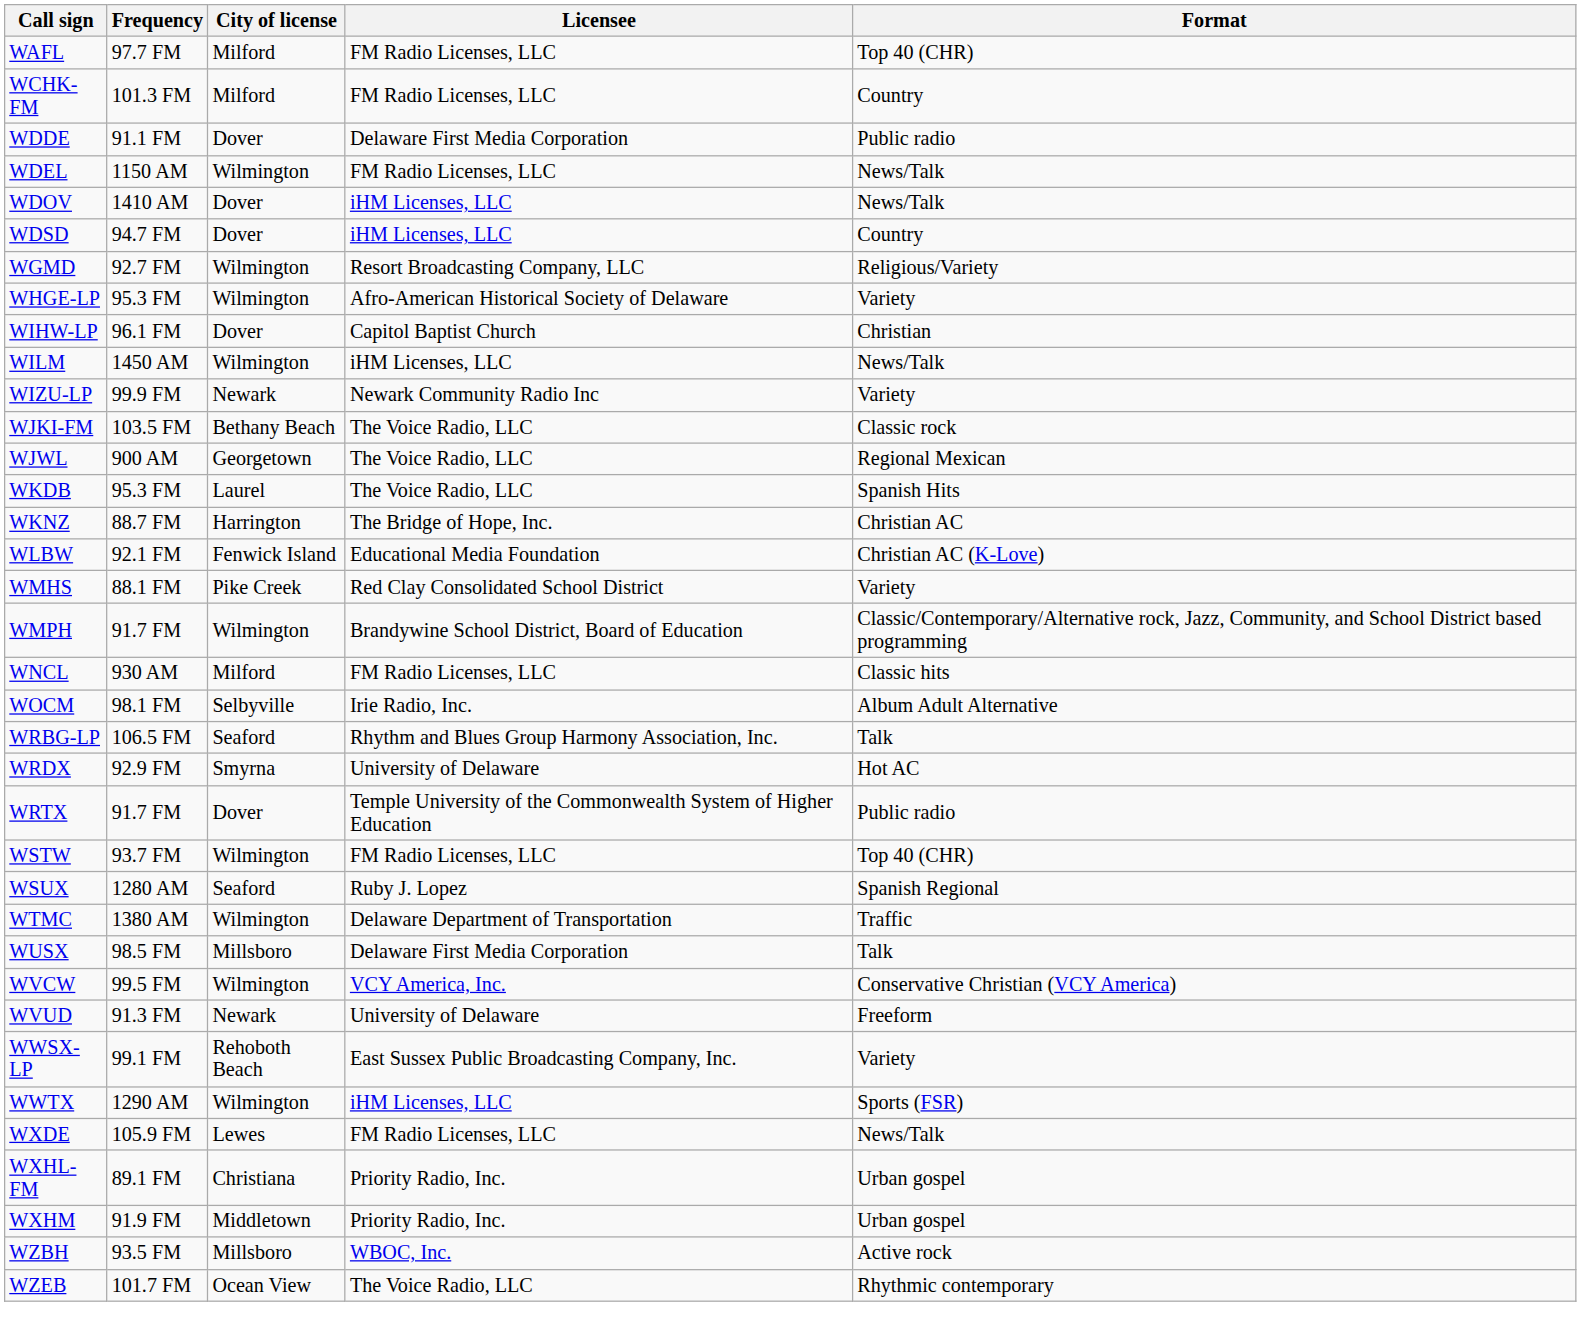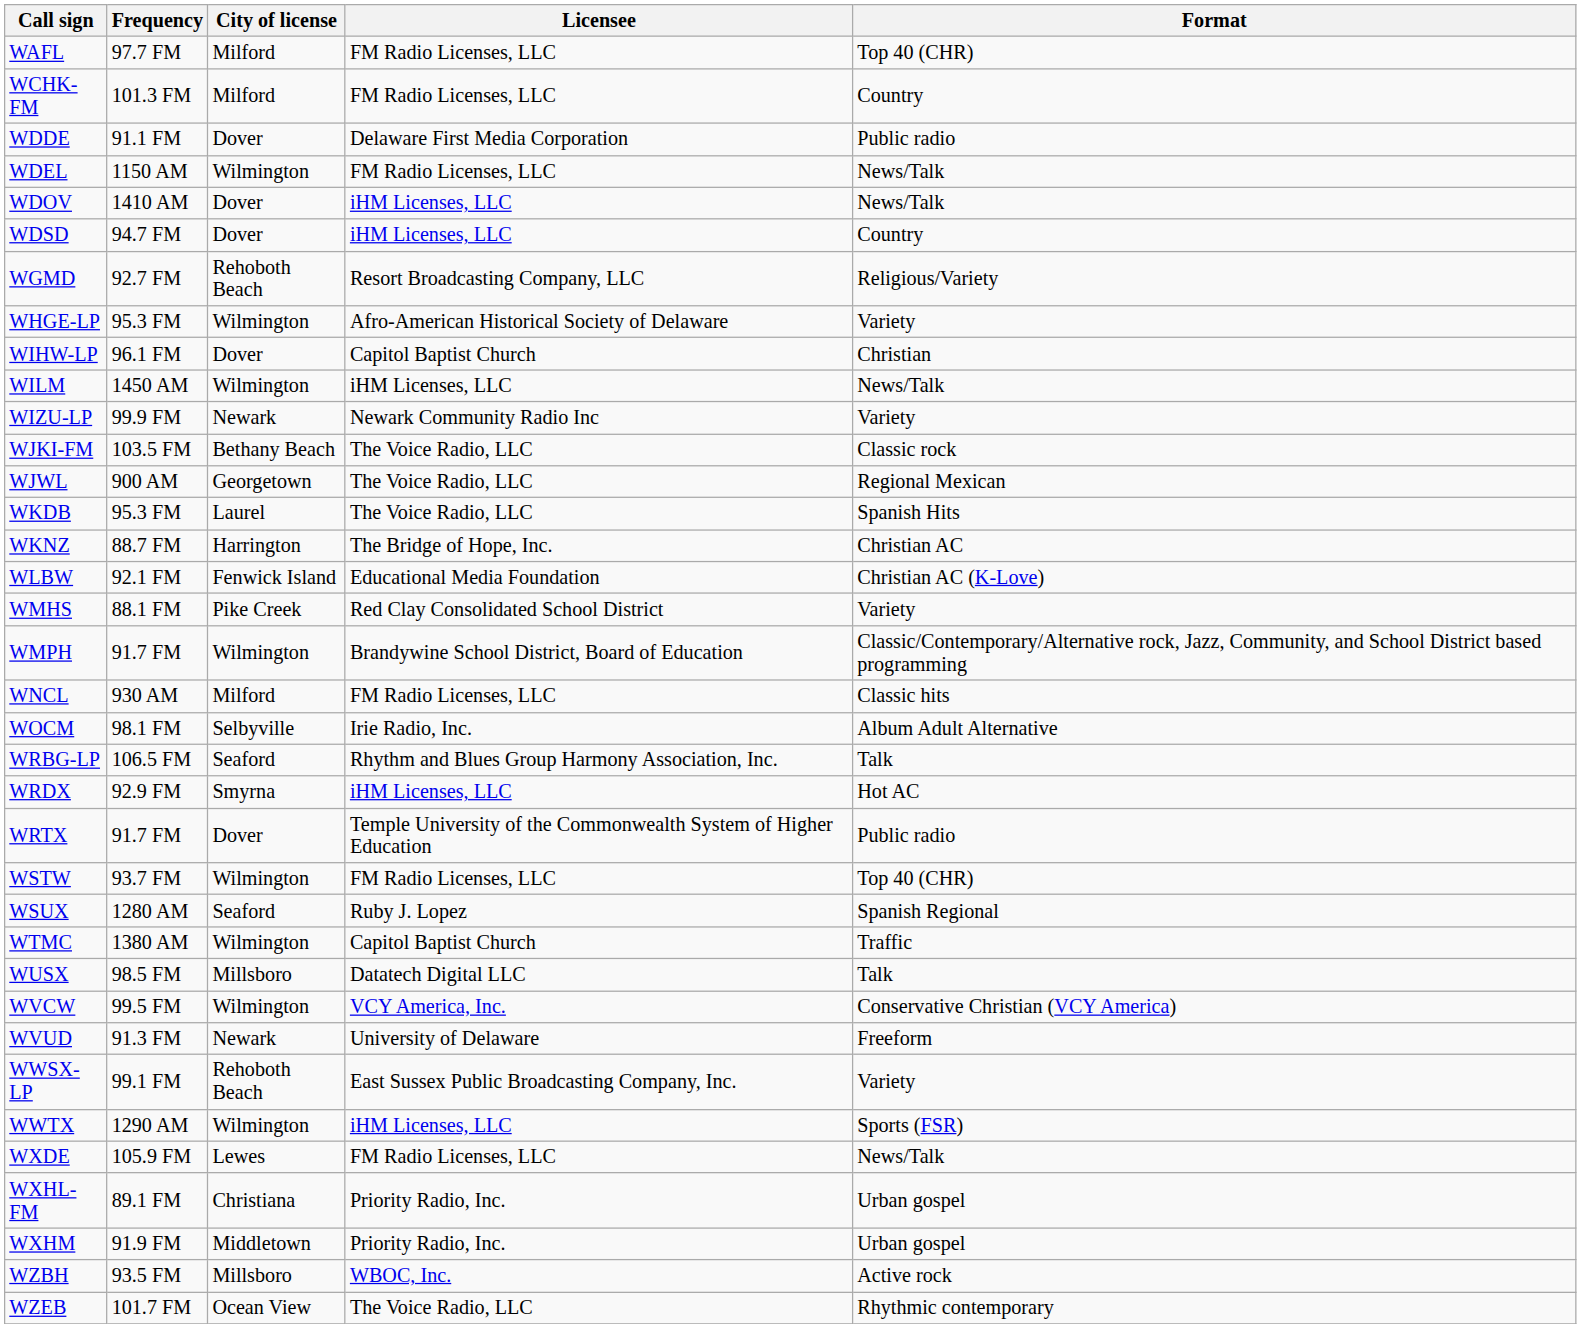(261, 266) Wilmington -> (252, 278) Rehoboth Beach
(444, 769) University of Delaware -> (431, 791) iHM Licenses, LLC
(511, 919) Delaware Department of Transportation -> (443, 942) Capitol Baptist Church
(489, 951) Delaware First Media Corporation -> (438, 974) Datatech Digital LLC
